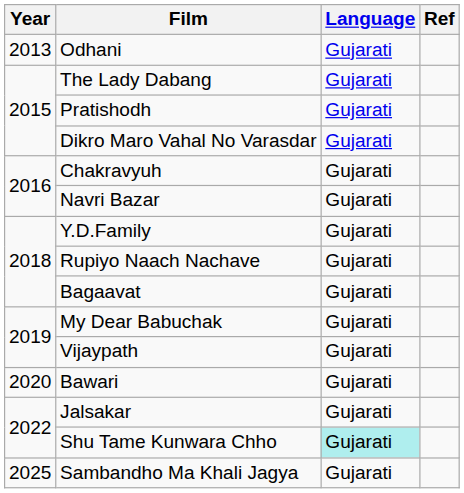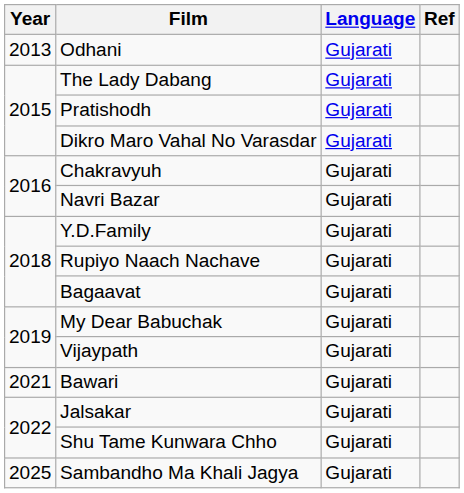(30, 381) 2020 -> (30, 381) 2021
(359, 442) paleturquoise background -> (359, 442) no background
